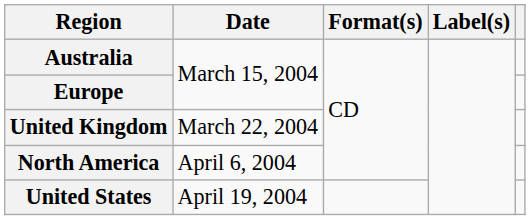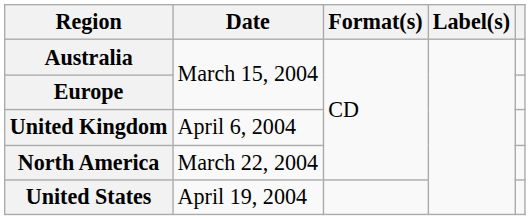(248, 127) March 22, 2004 -> (237, 127) April 6, 2004
(237, 162) April 6, 2004 -> (248, 162) March 22, 2004
